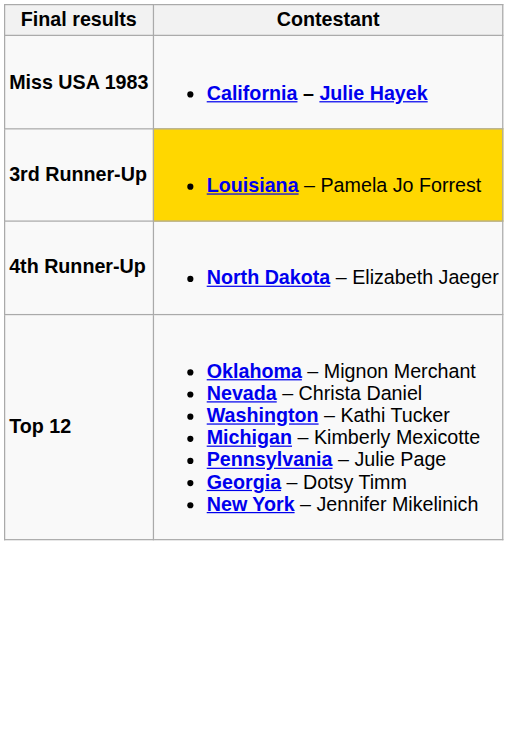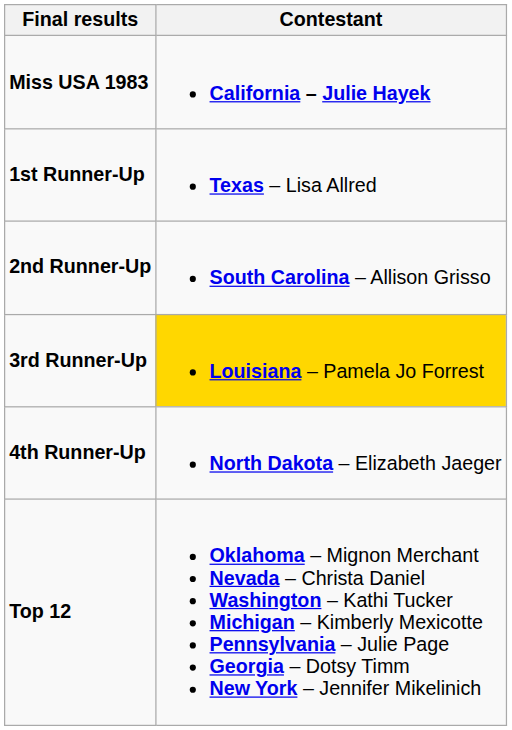+ row: (77, 174)
+ row: (80, 267)
